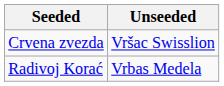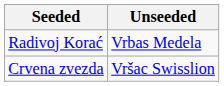rows swapped: (56, 68) <-> (56, 42)
